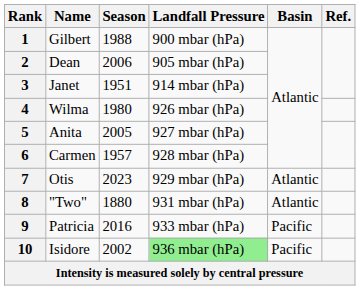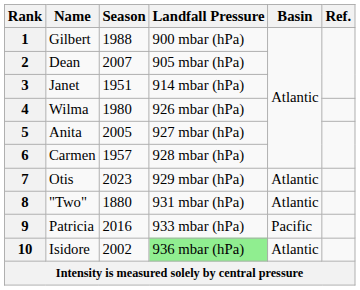(117, 62) 2006 -> (117, 62) 2007
(292, 249) Pacific -> (295, 249) Atlantic
